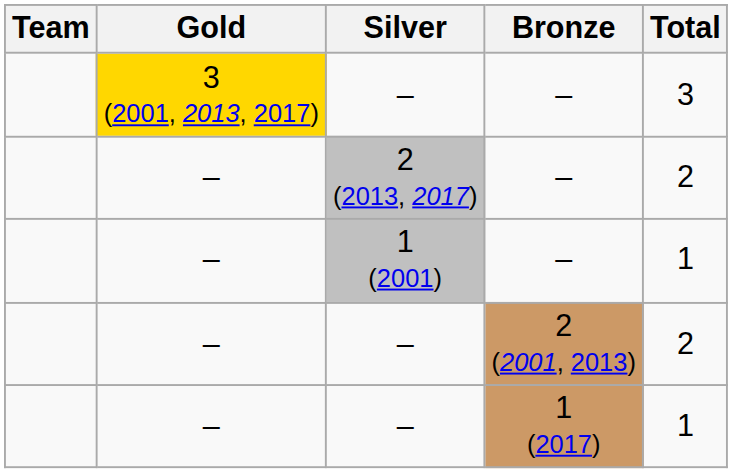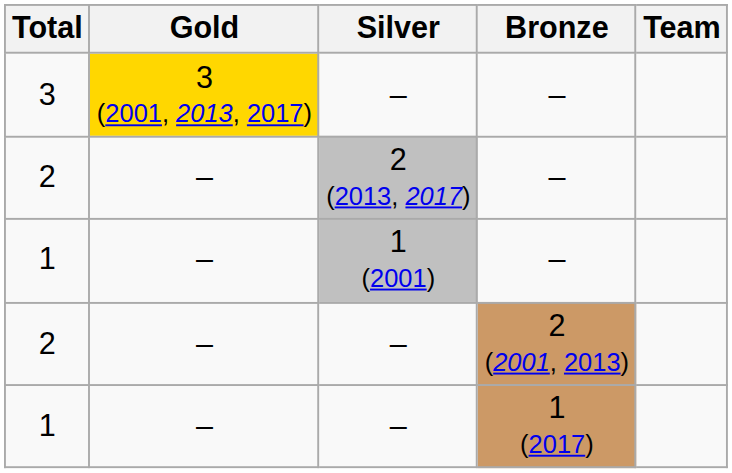columns swapped: (51, 28) <-> (685, 28)
